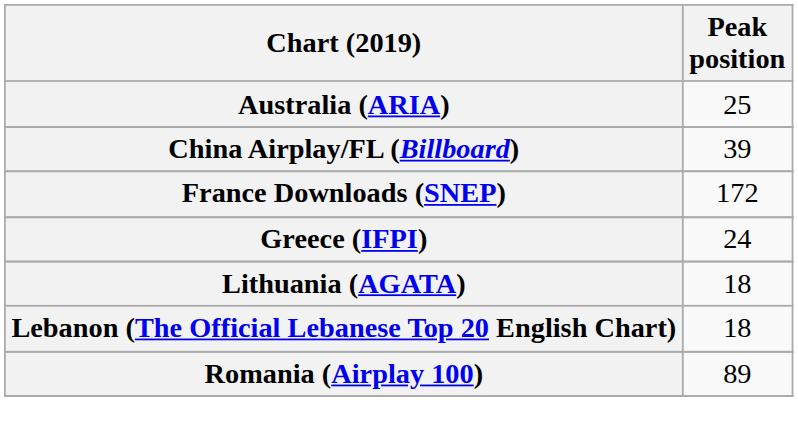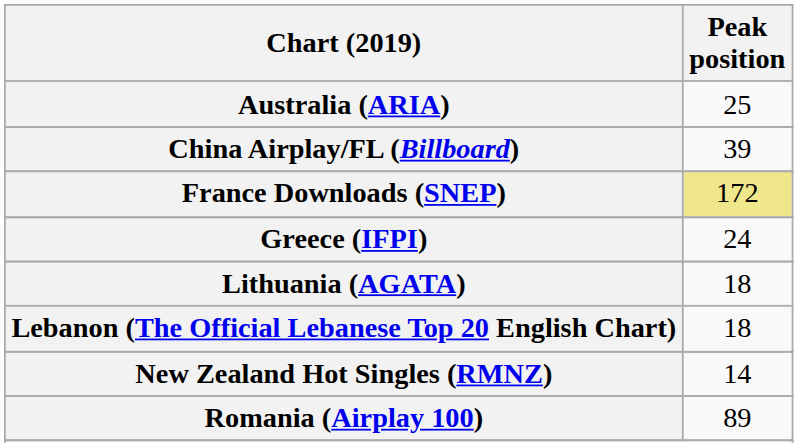(737, 193) no background -> (737, 193) khaki background
+ row: (344, 373)
